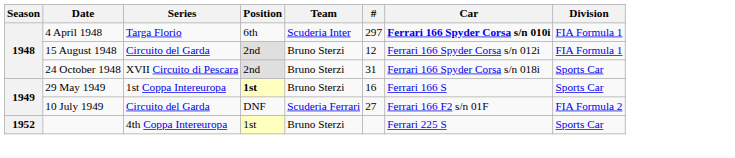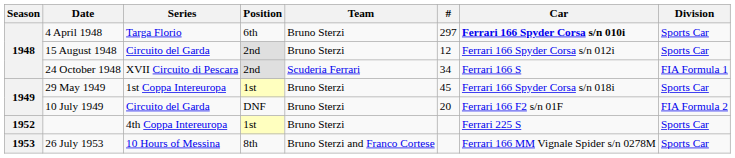(319, 32) Scuderia Inter -> (316, 32) Bruno Sterzi
(589, 32) FIA Formula 1 -> (685, 32) Sports Car
(589, 51) FIA Formula 1 -> (685, 51) Sports Car
(316, 69) Bruno Sterzi -> (324, 69) Scuderia Ferrari
(371, 69) 31 -> (445, 69) 34
(464, 69) Ferrari 166 Spyder Corsa s/n 018i -> (492, 69) Ferrari 166 S
(580, 69) Sports Car -> (695, 69) FIA Formula 1
(250, 88) bold -> (250, 88) normal
(371, 88) 16 -> (445, 88) 45
(417, 88) Ferrari 166 S -> (538, 88) Ferrari 166 Spyder Corsa s/n 018i
(324, 106) Scuderia Ferrari -> (316, 106) Bruno Sterzi
(371, 106) 27 -> (445, 106) 20
+ row: (74, 143)
